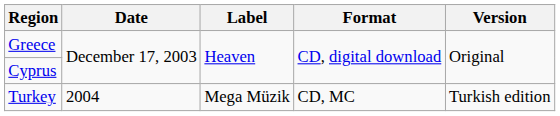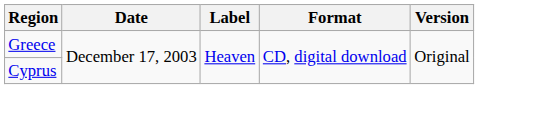- row: (32, 96)
